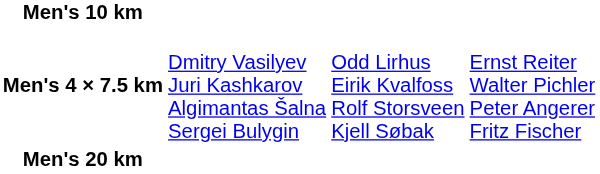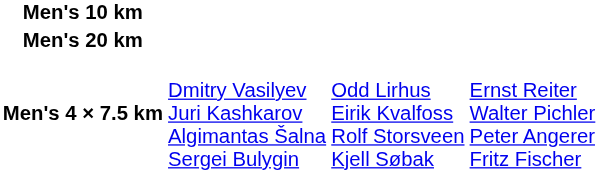rows swapped: (83, 159) <-> (83, 85)
